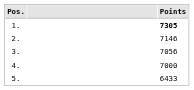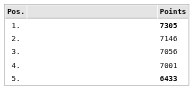(169, 65) 7000 -> (169, 65) 7001
(169, 78) normal -> (169, 78) bold
